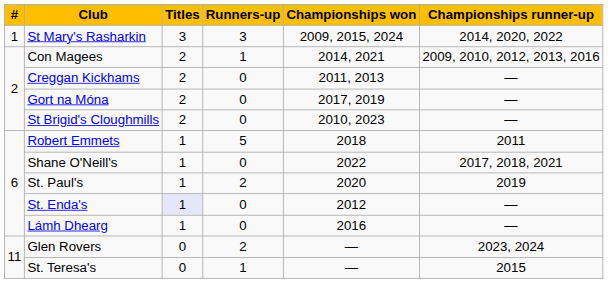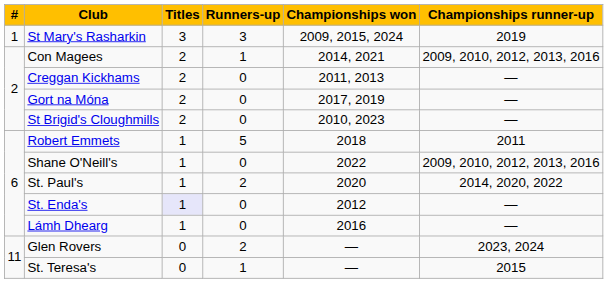(511, 36) 2014, 2020, 2022 -> (511, 36) 2019
(511, 162) 2017, 2018, 2021 -> (511, 162) 2009, 2010, 2012, 2013, 2016
(511, 183) 2019 -> (511, 183) 2014, 2020, 2022
